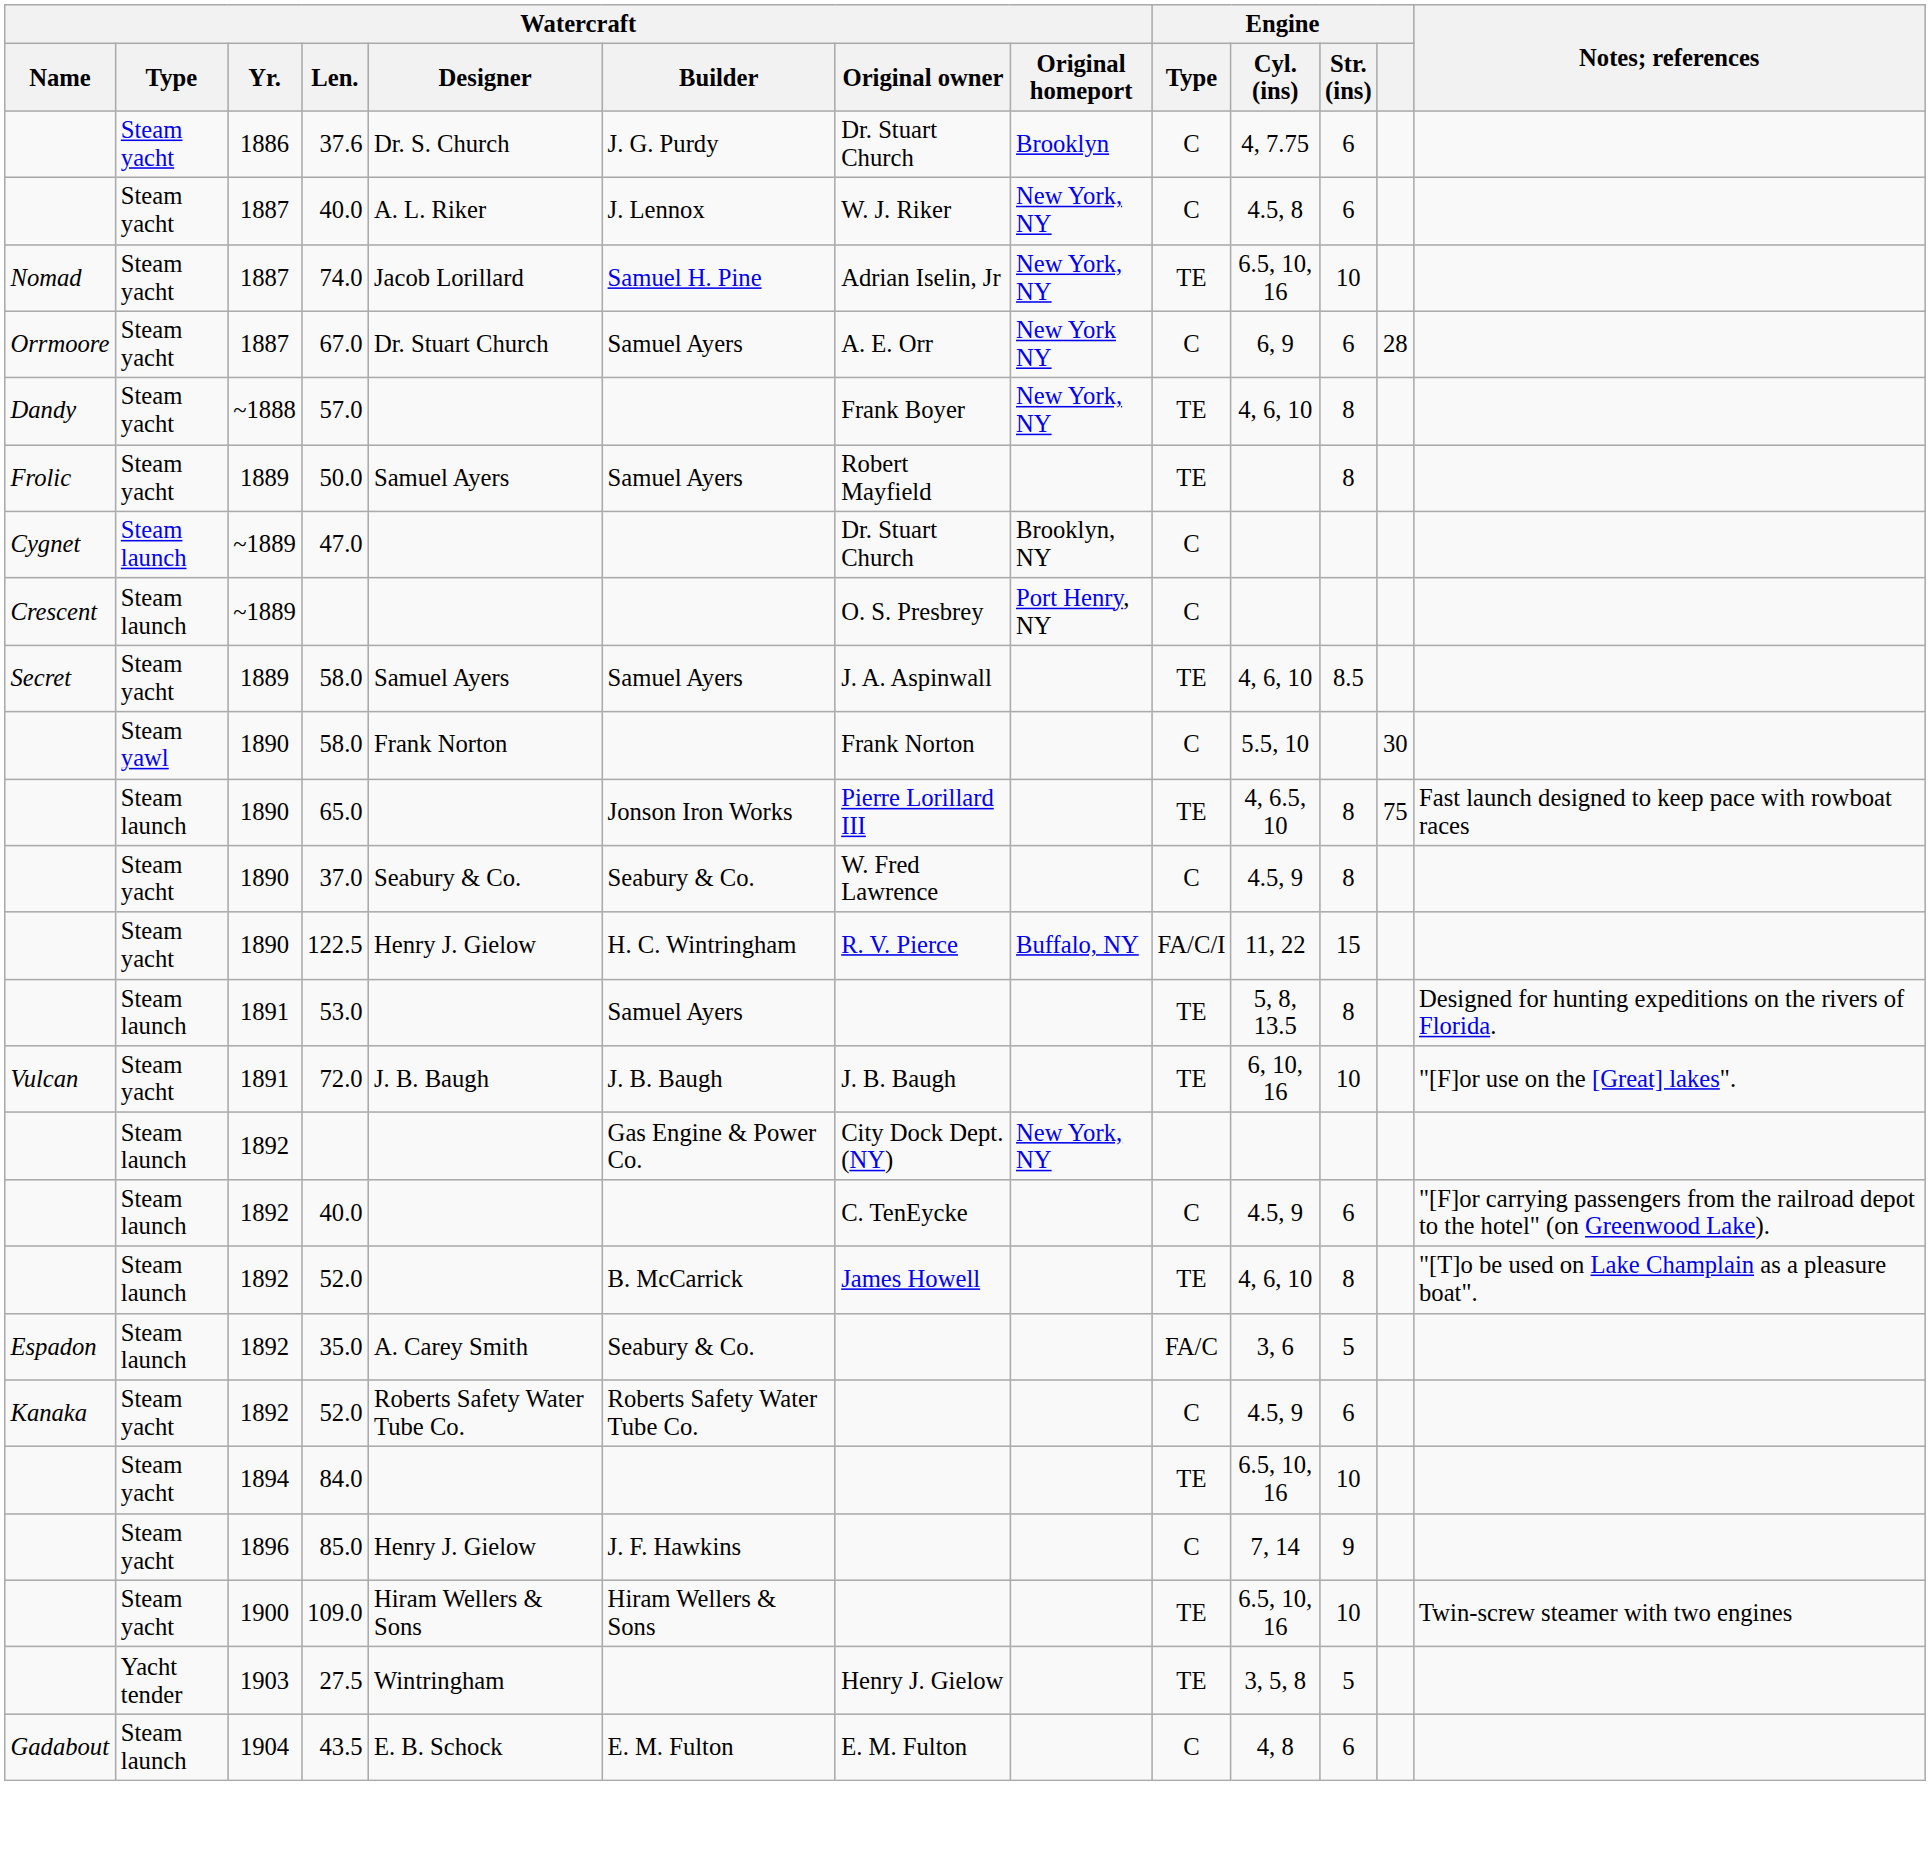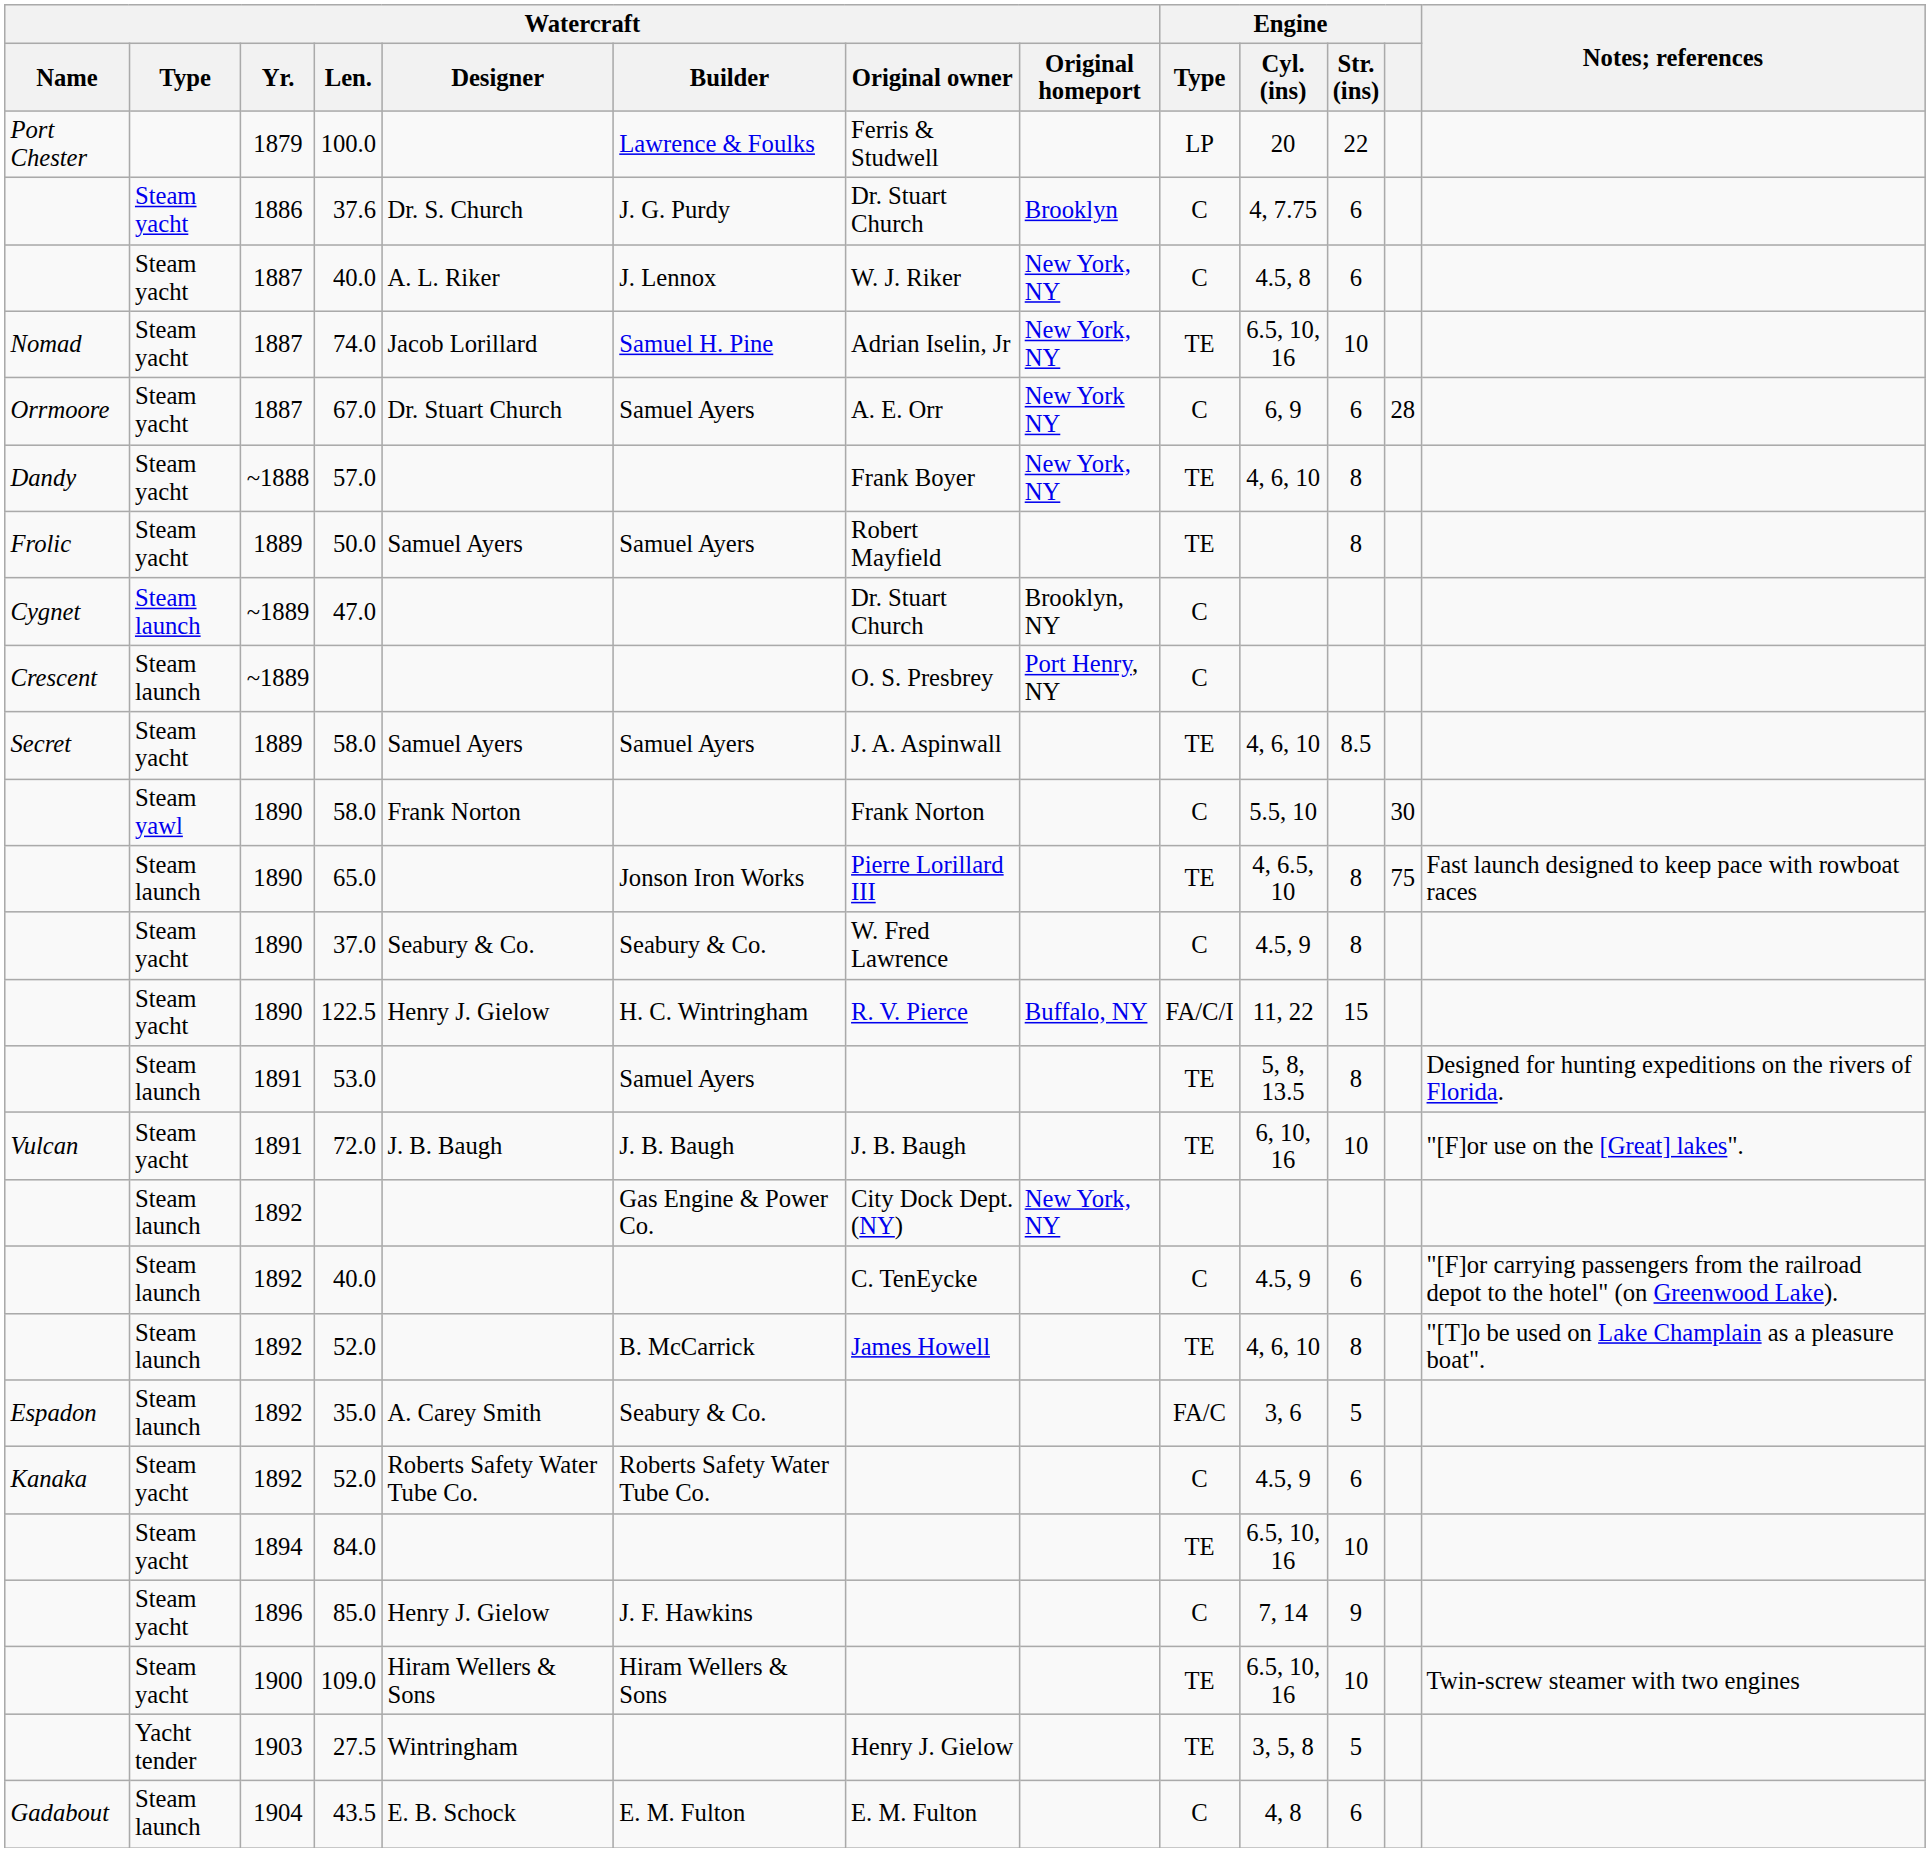+ row: (278, 143)
